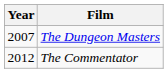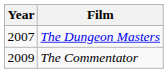(21, 57) 2012 -> (21, 57) 2009
